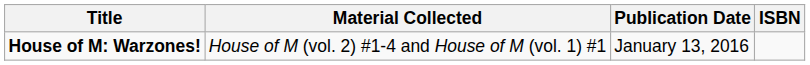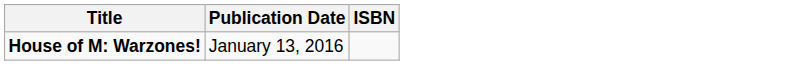- column: (407, 18)
